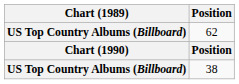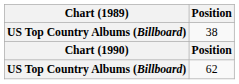rows swapped: (212, 69) <-> (212, 32)
